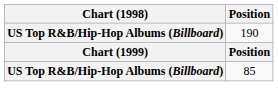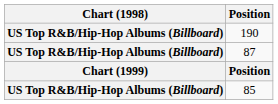+ row: (249, 52)
